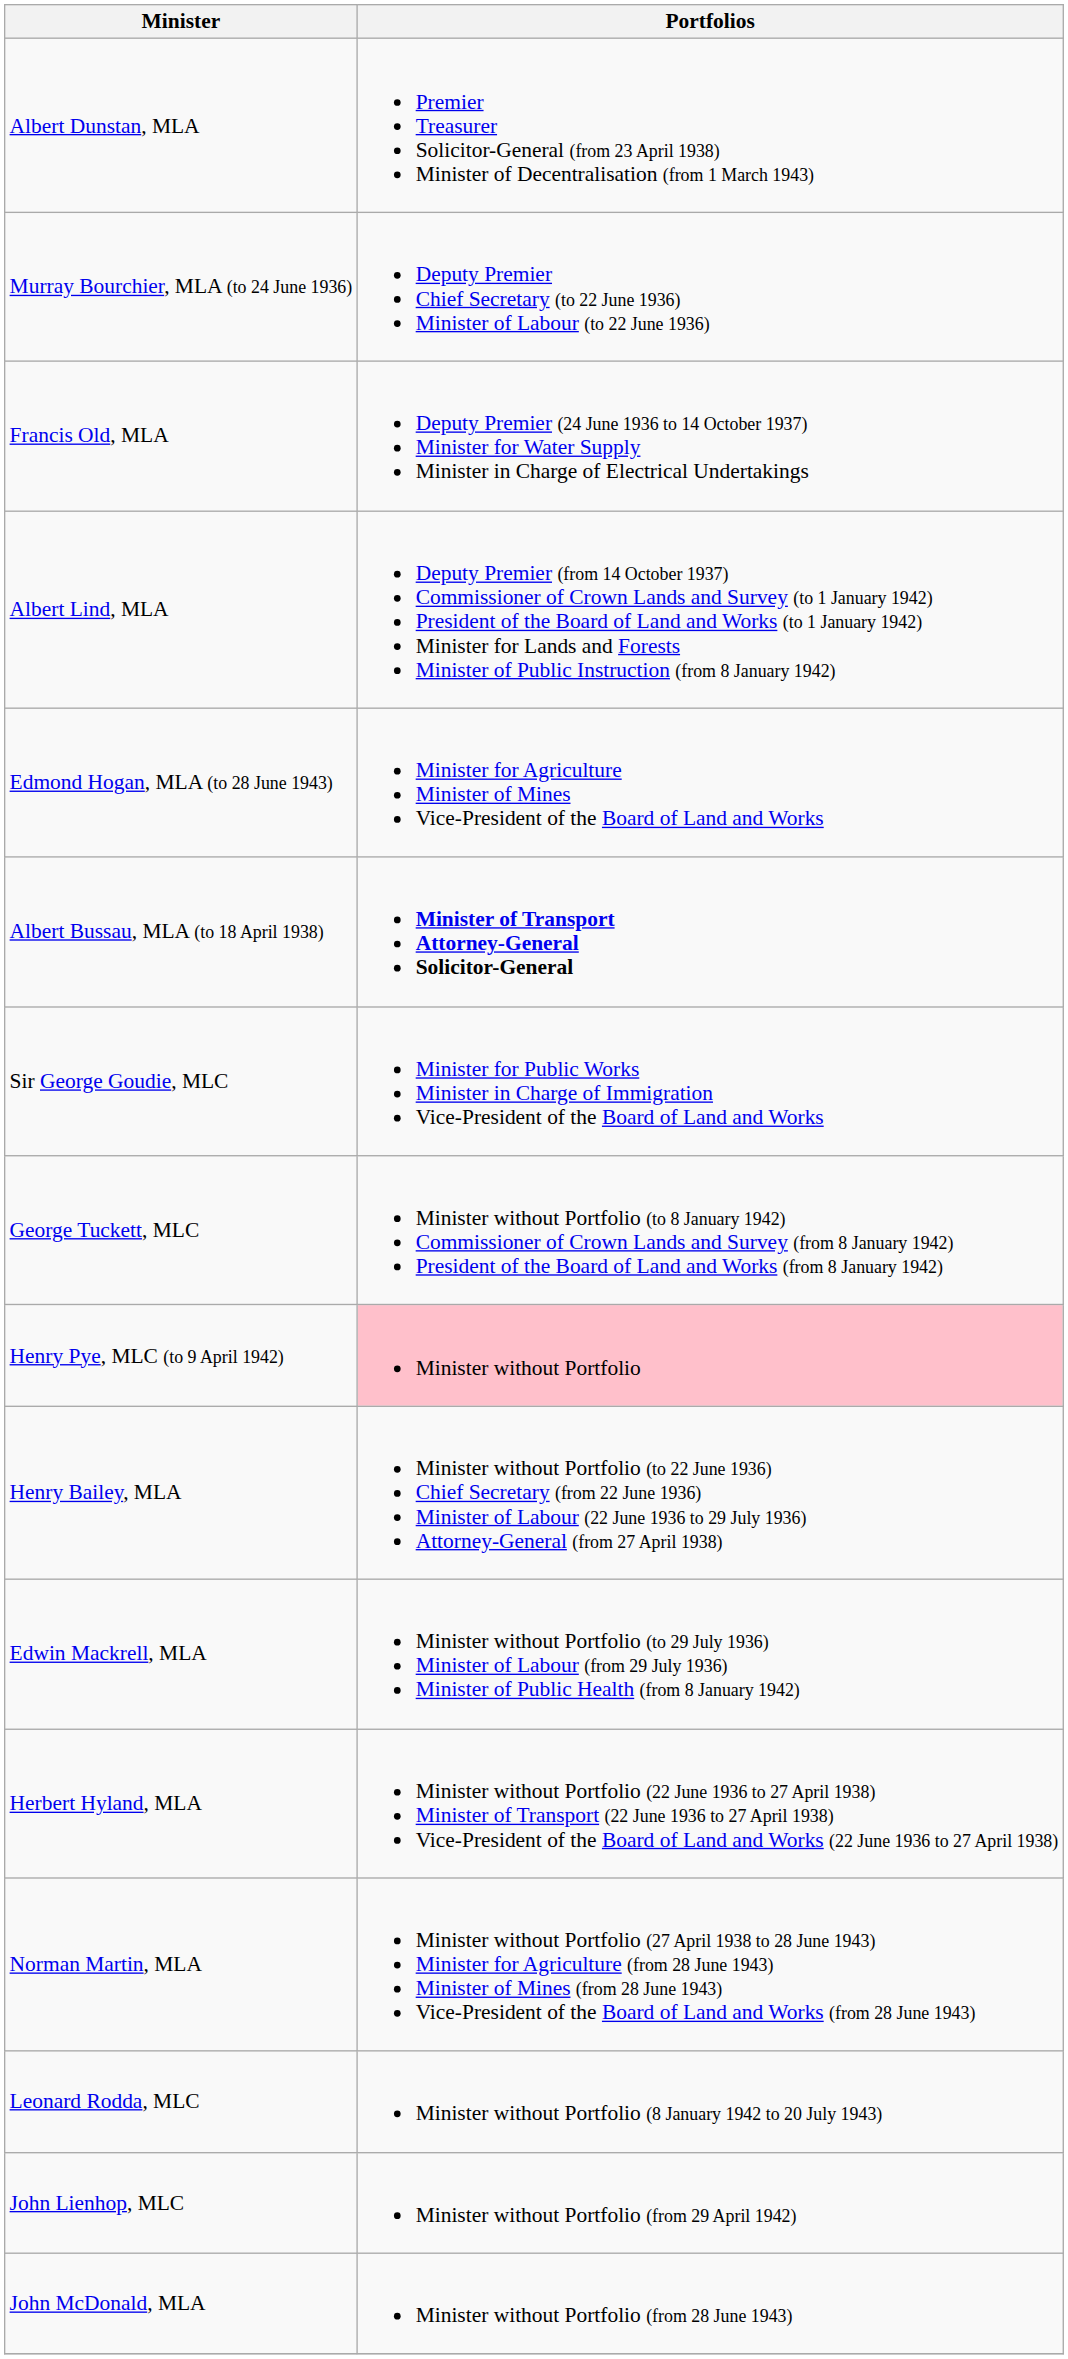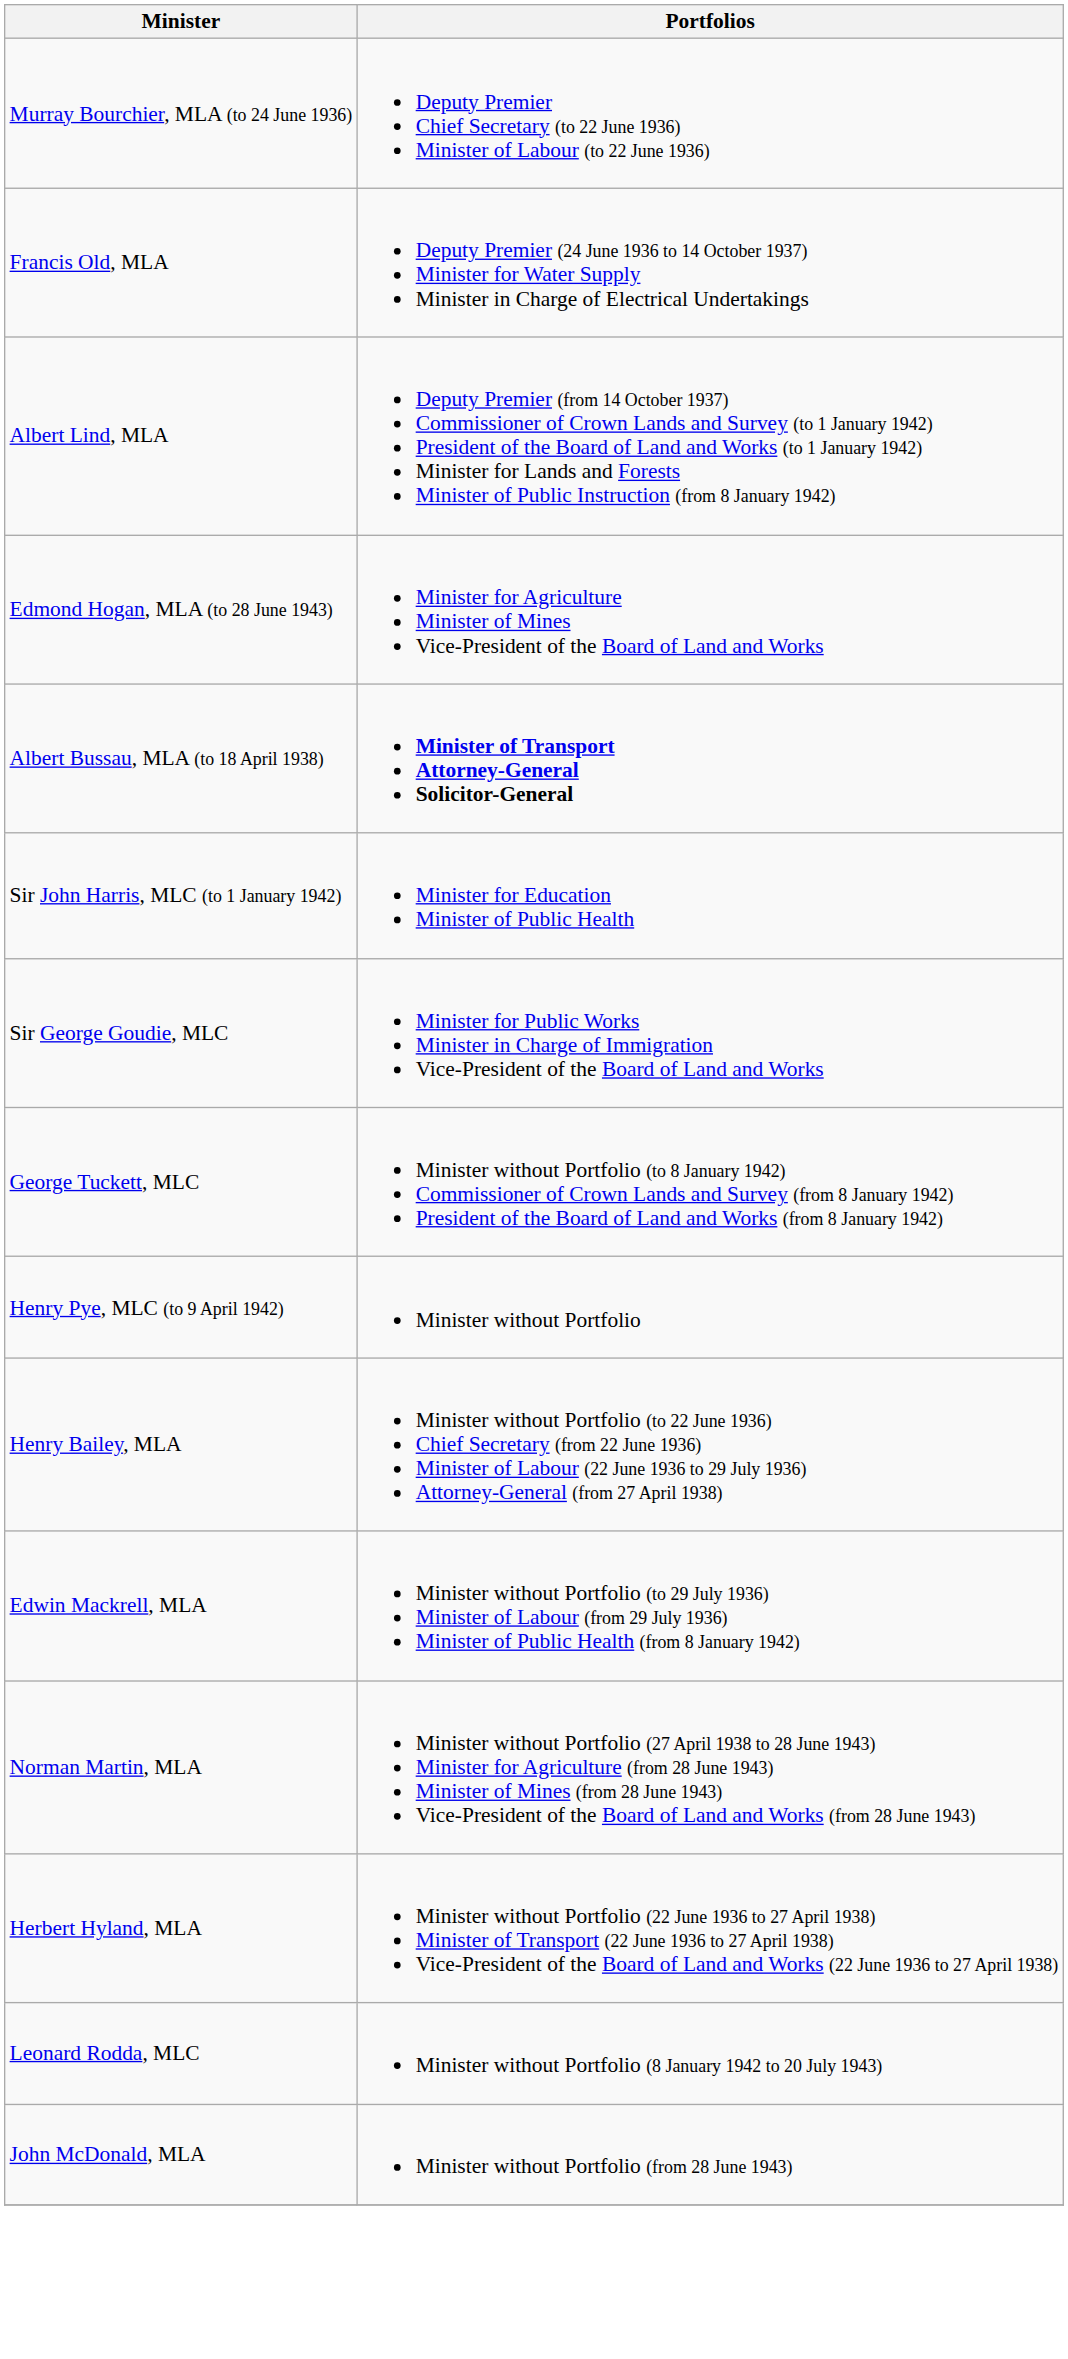- row: (105, 125)
+ row: (175, 895)
(710, 1368) pink background -> (710, 1319) no background
rows swapped: (106, 1803) <-> (106, 1964)
- row: (97, 2202)
